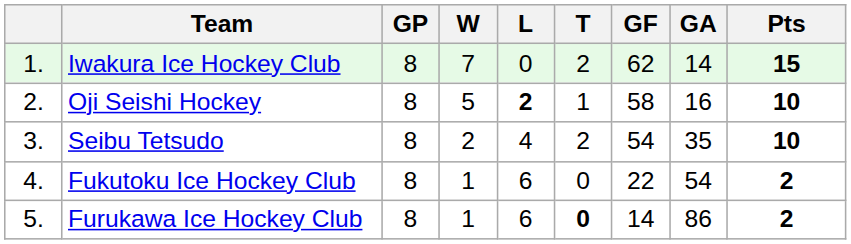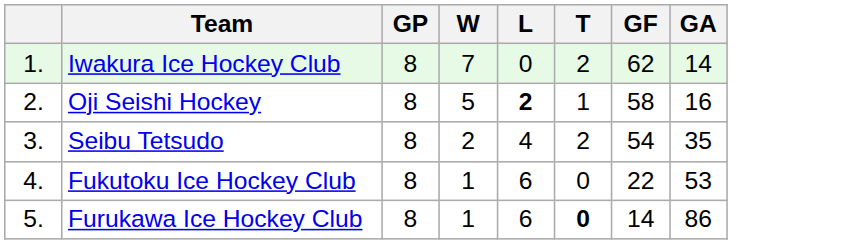- column: (787, 24)
(698, 180) 54 -> (698, 180) 53
